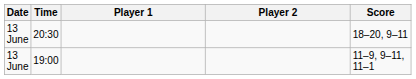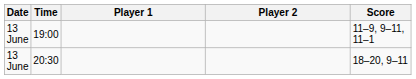rows swapped: (46, 61) <-> (46, 34)
